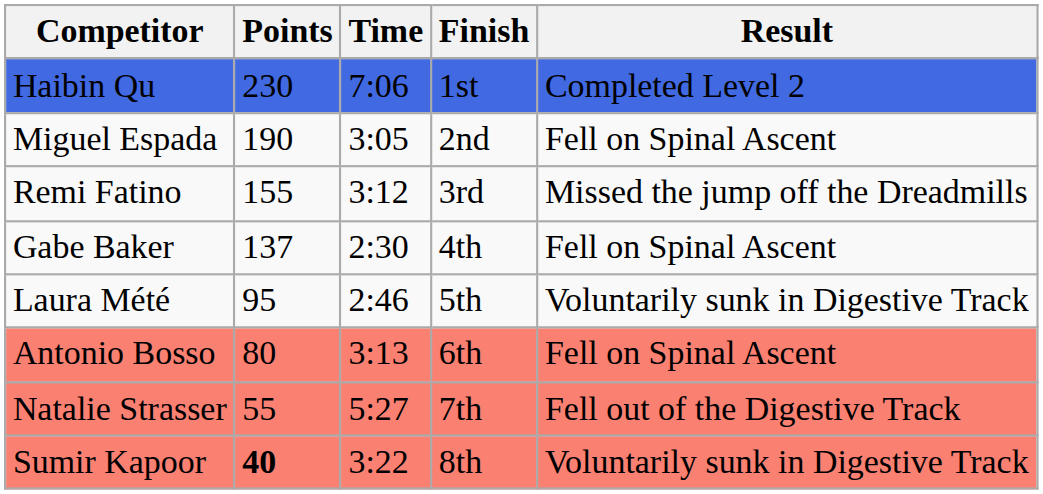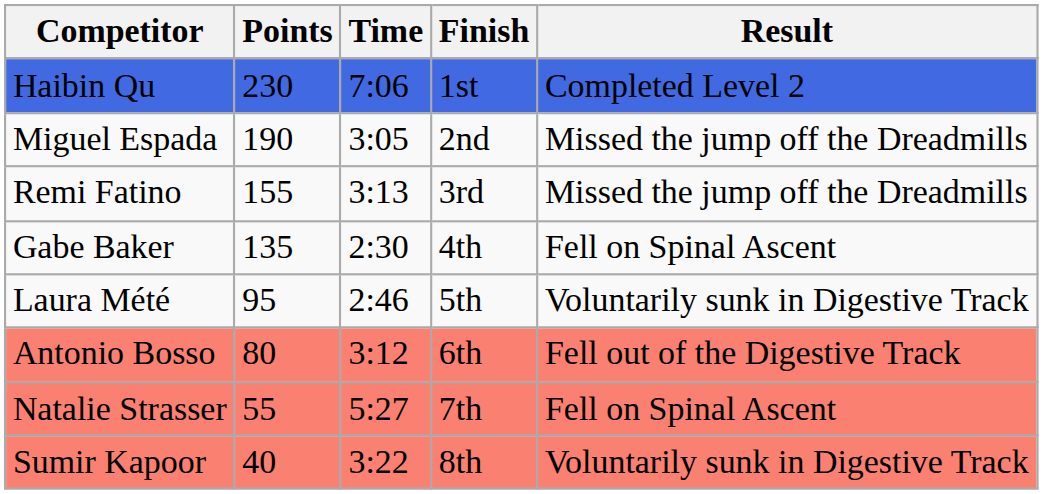(691, 138) Fell on Spinal Ascent -> (786, 138) Missed the jump off the Dreadmills
(379, 192) 3:12 -> (379, 192) 3:13
(268, 246) 137 -> (268, 246) 135
(379, 354) 3:13 -> (379, 354) 3:12
(691, 354) Fell on Spinal Ascent -> (753, 354) Fell out of the Digestive Track
(753, 407) Fell out of the Digestive Track -> (691, 407) Fell on Spinal Ascent
(259, 461) bold -> (259, 461) normal
